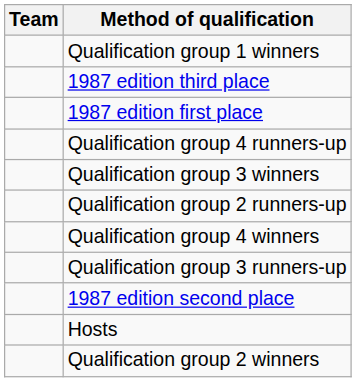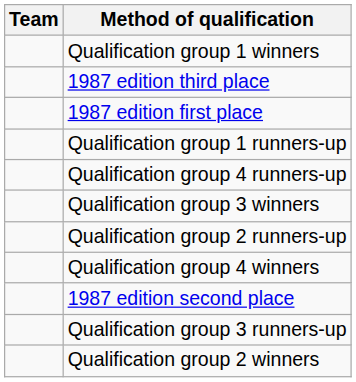+ row: (207, 143)
rows swapped: (181, 298) <-> (207, 267)
- row: (93, 329)
